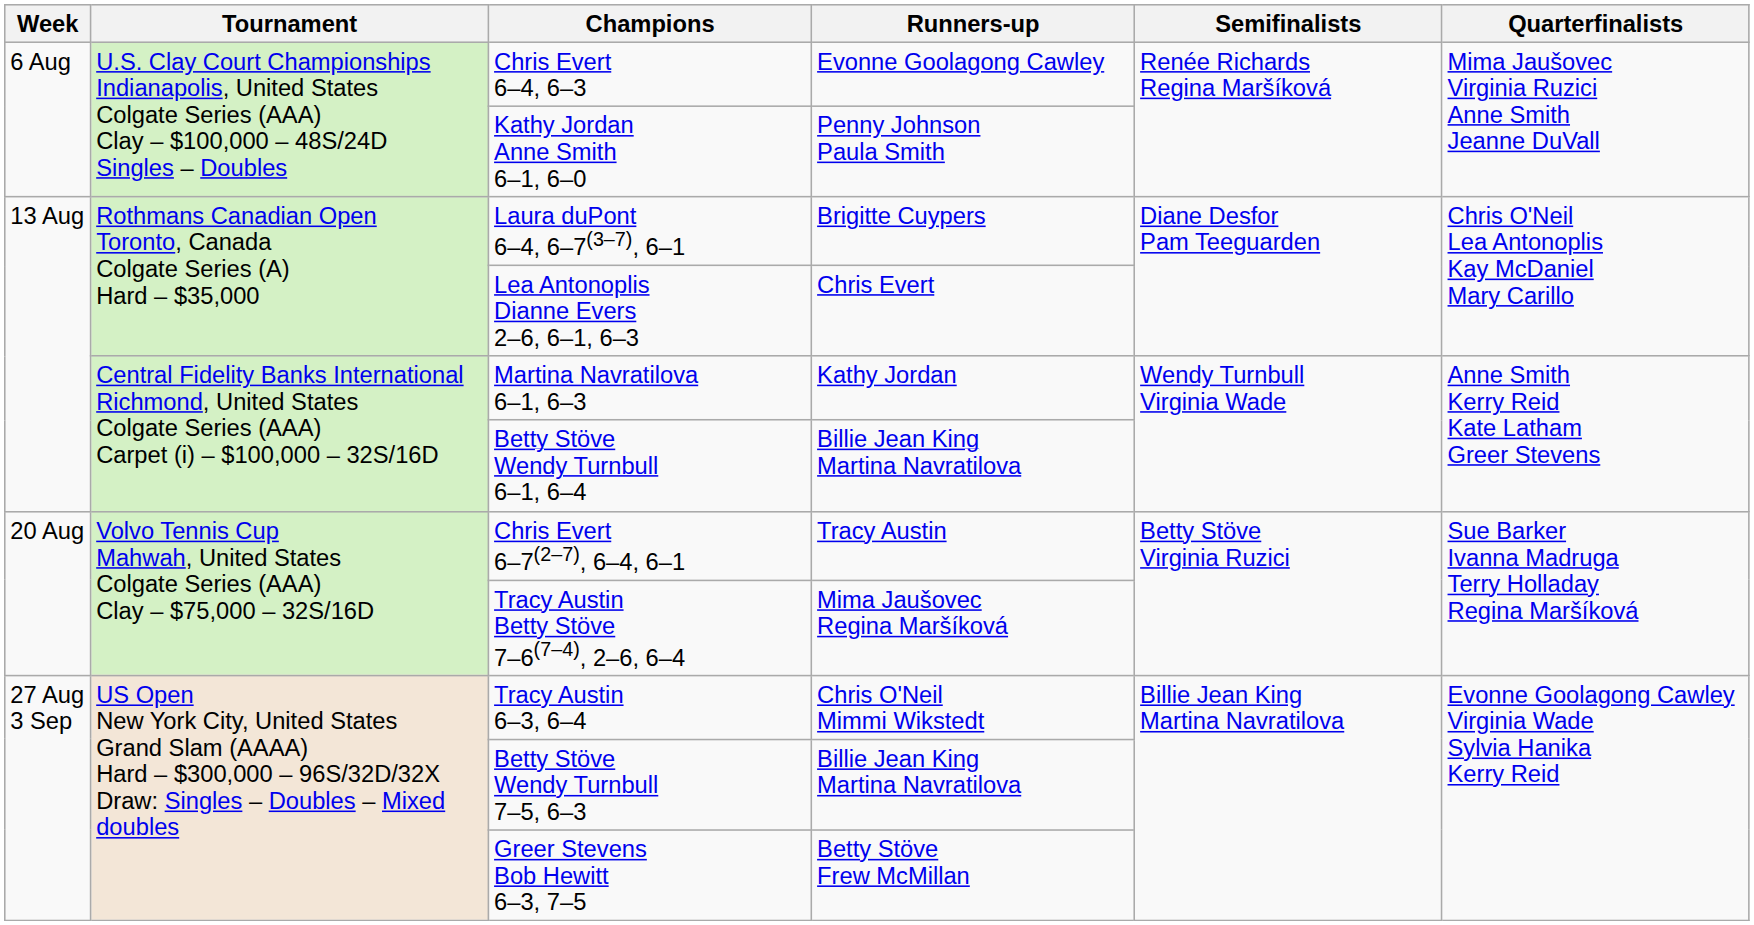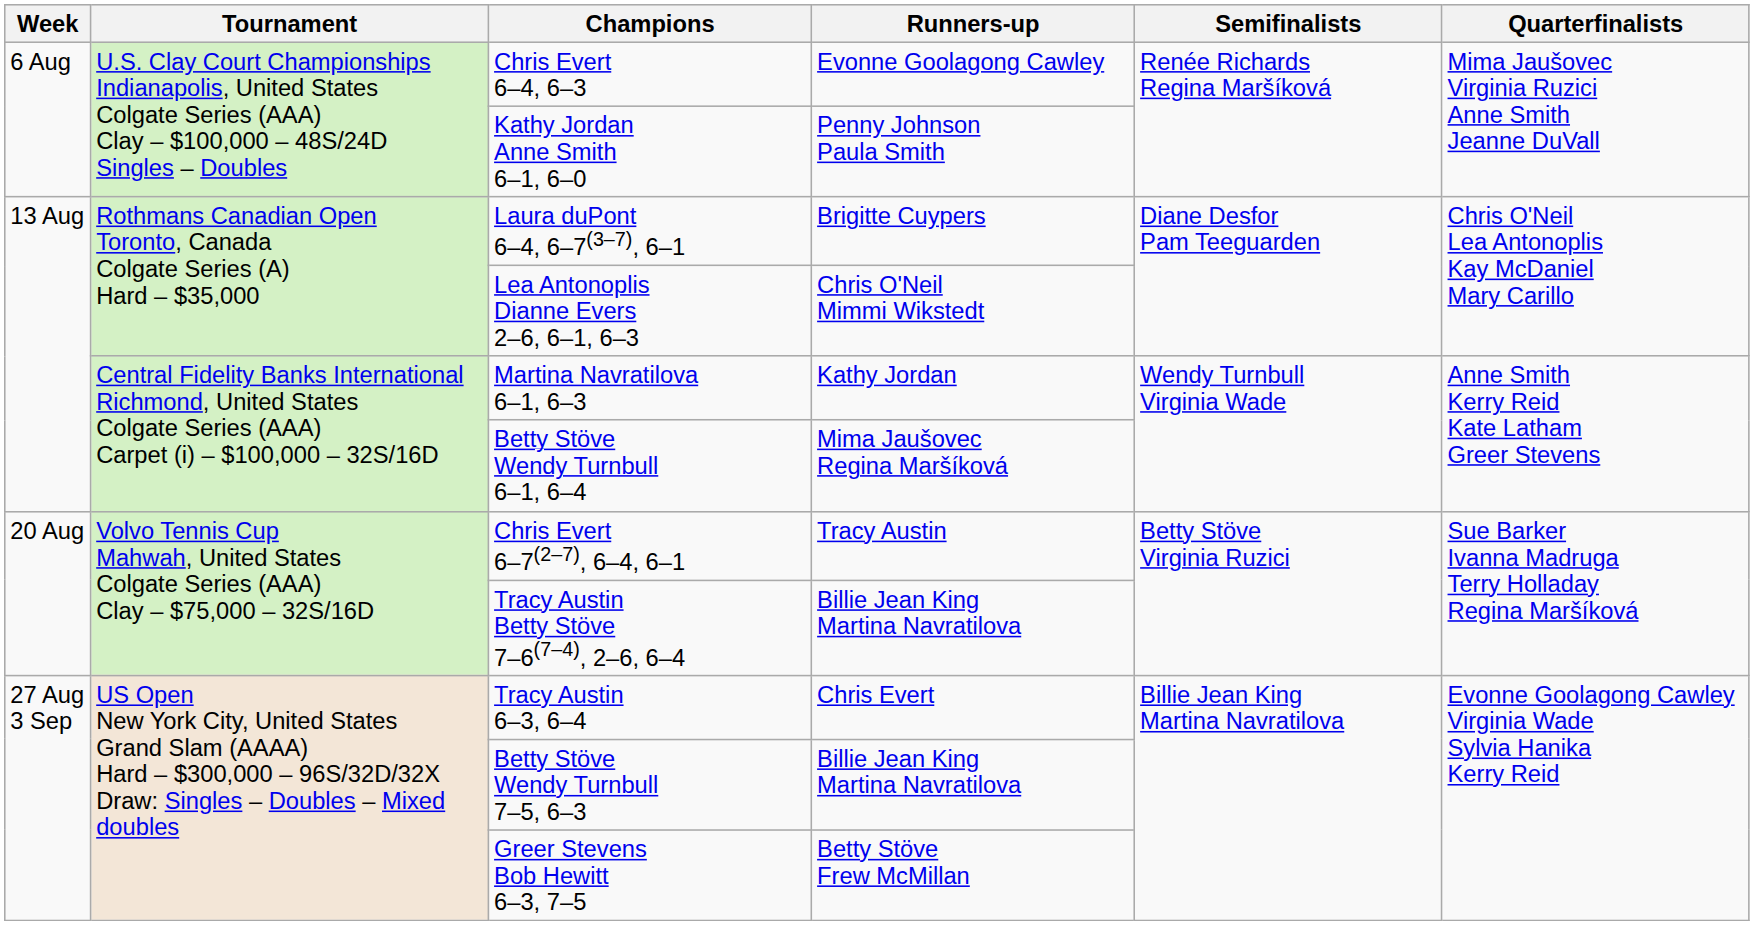(876, 285) Chris Evert -> (901, 298) Chris O'Neil Mimmi Wikstedt
(919, 453) Billie Jean King Martina Navratilova -> (913, 453) Mima Jaušovec Regina Maršíková
(913, 612) Mima Jaušovec Regina Maršíková -> (919, 612) Billie Jean King Martina Navratilova
(901, 707) Chris O'Neil Mimmi Wikstedt -> (876, 694) Chris Evert
